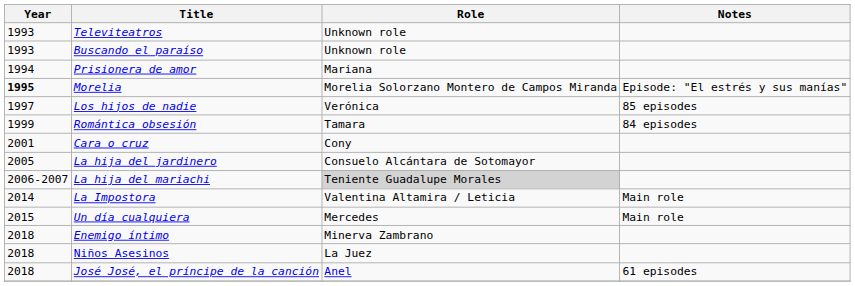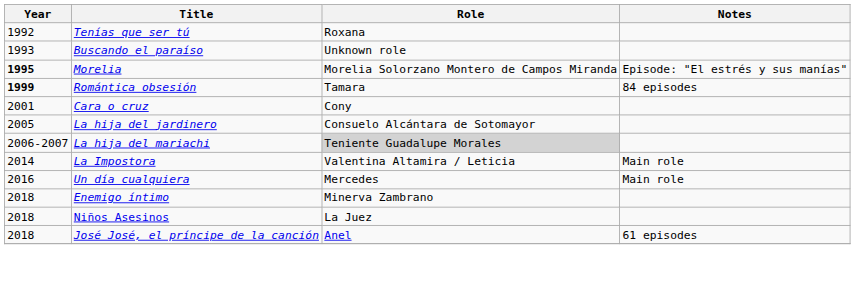+ row: (132, 32)
- row: (118, 32)
- row: (135, 69)
- row: (135, 106)
(21, 124) normal -> (21, 87) bold
(21, 216) 2015 -> (21, 180) 2016
